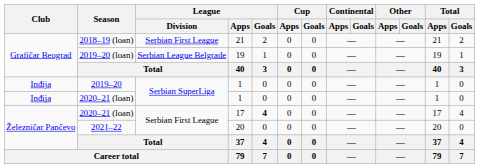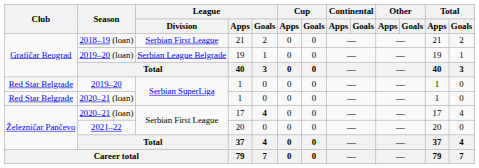(41, 84) Inđija -> (41, 84) Red Star Belgrade
(41, 99) Inđija -> (41, 99) Red Star Belgrade
